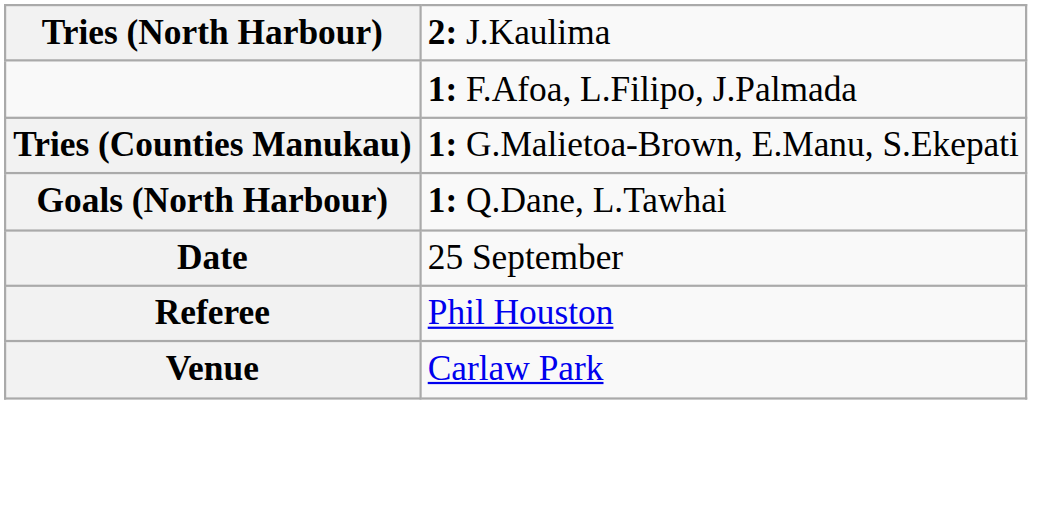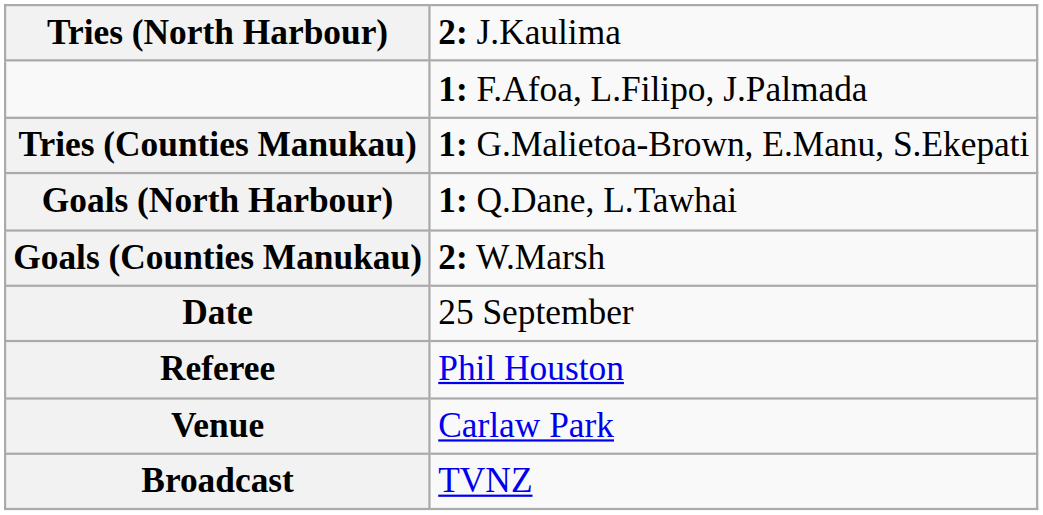+ row: (218, 256)
+ row: (218, 481)
